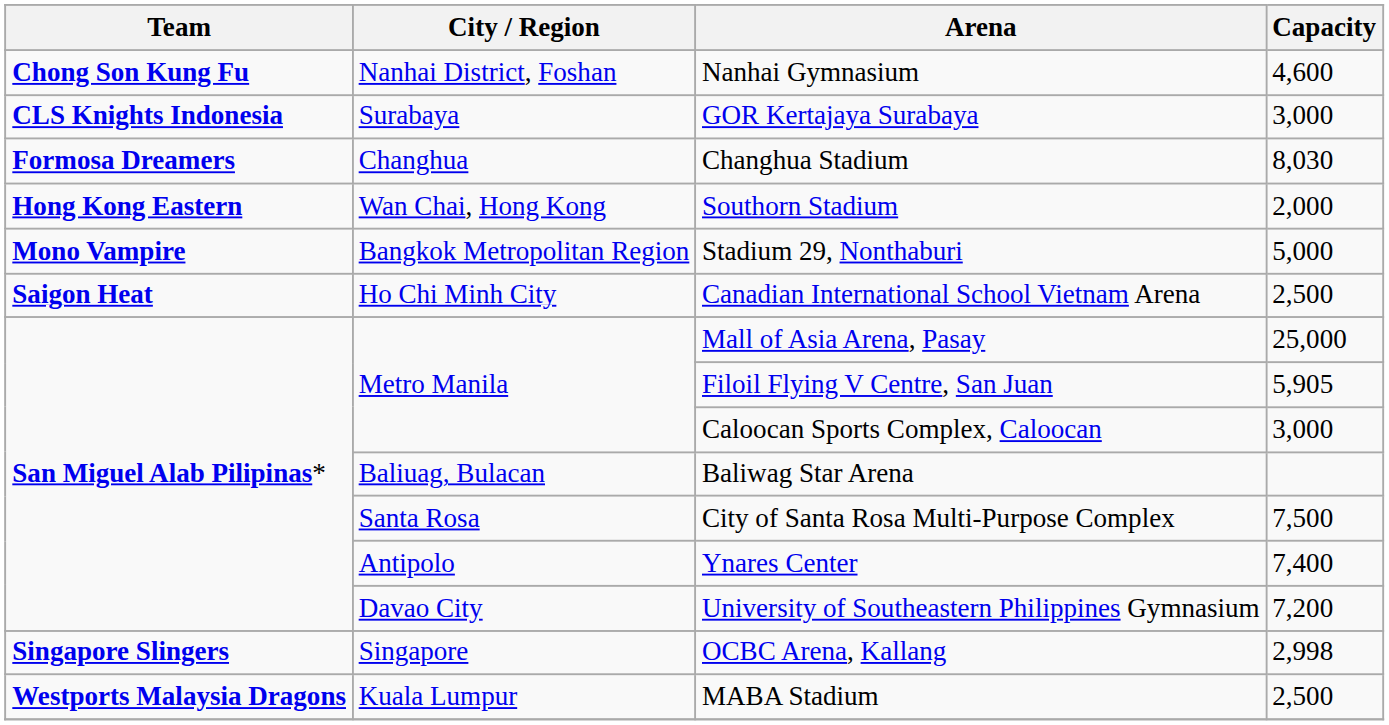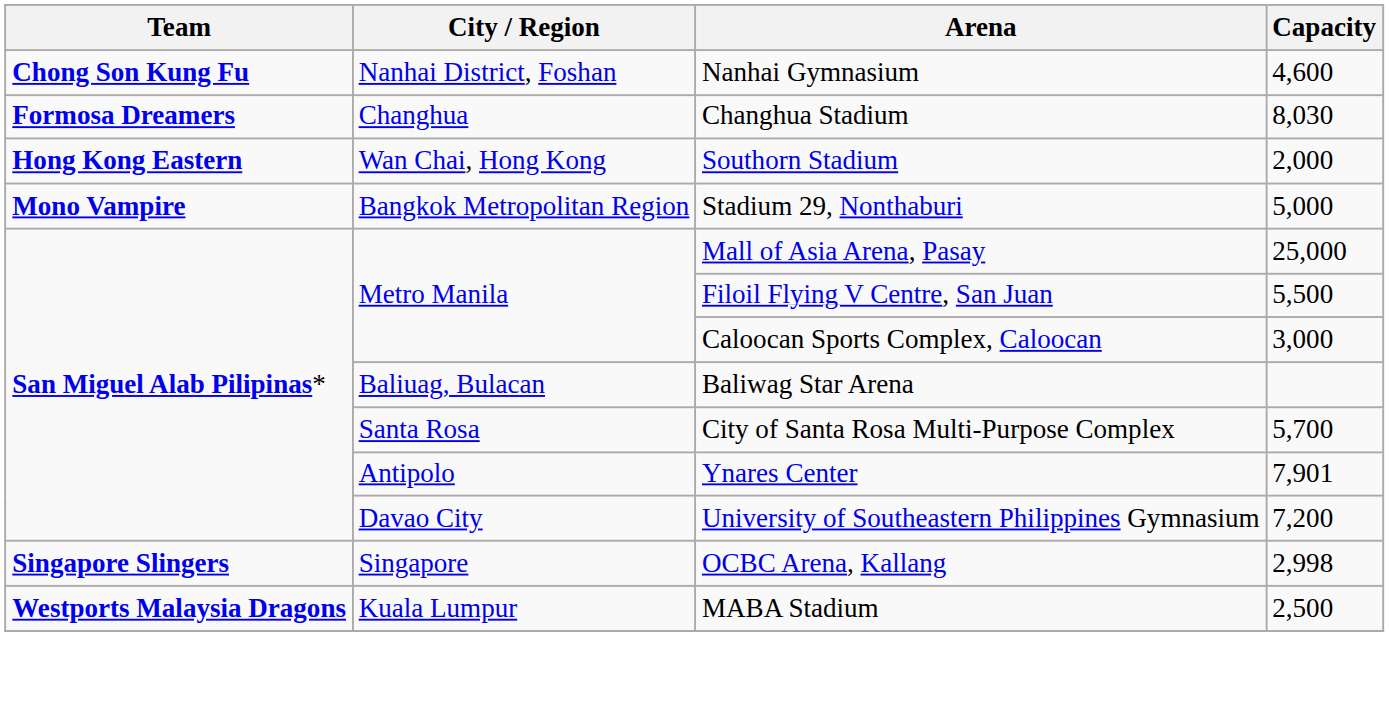- row: (840, 116)
- row: (951, 295)
(1303, 384) 5,905 -> (1303, 295) 5,500
(1303, 518) 7,500 -> (1303, 429) 5,700
(1303, 563) 7,400 -> (1303, 473) 7,901
